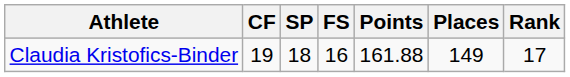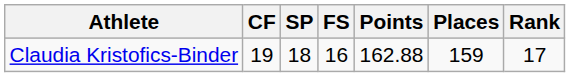(391, 55) 161.88 -> (391, 55) 162.88
(466, 55) 149 -> (466, 55) 159
